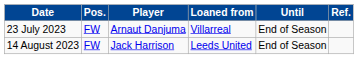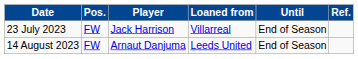(148, 29) Arnaut Danjuma -> (142, 29) Jack Harrison
(142, 45) Jack Harrison -> (148, 45) Arnaut Danjuma
